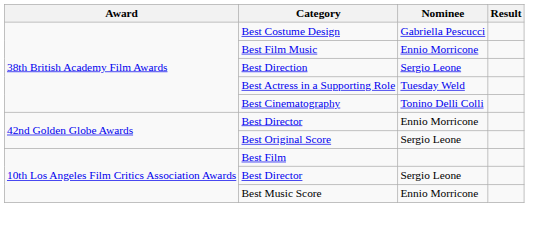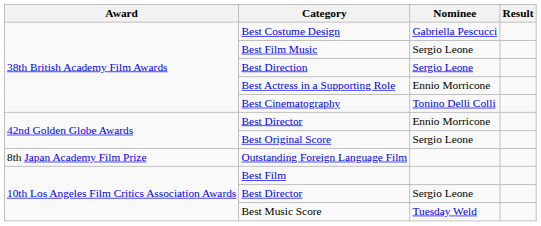(439, 49) Ennio Morricone -> (443, 49) Sergio Leone
(433, 85) Tuesday Weld -> (451, 85) Ennio Morricone
+ row: (77, 157)
(439, 193) Ennio Morricone -> (445, 211) Tuesday Weld
